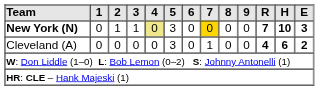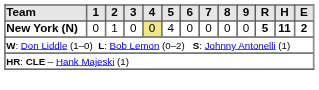(136, 28) 1 -> (133, 28) 0
(173, 28) 3 -> (171, 28) 4
(210, 28) gold background -> (208, 28) no background
(265, 28) 7 -> (265, 28) 5
(285, 28) 10 -> (284, 28) 11
(304, 28) 3 -> (304, 28) 2
- row: (42, 45)
